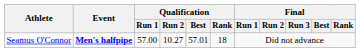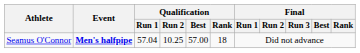(147, 40) 57.00 -> (147, 40) 57.04
(173, 40) 10.27 -> (173, 40) 10.25
(198, 40) 57.01 -> (198, 40) 57.00
